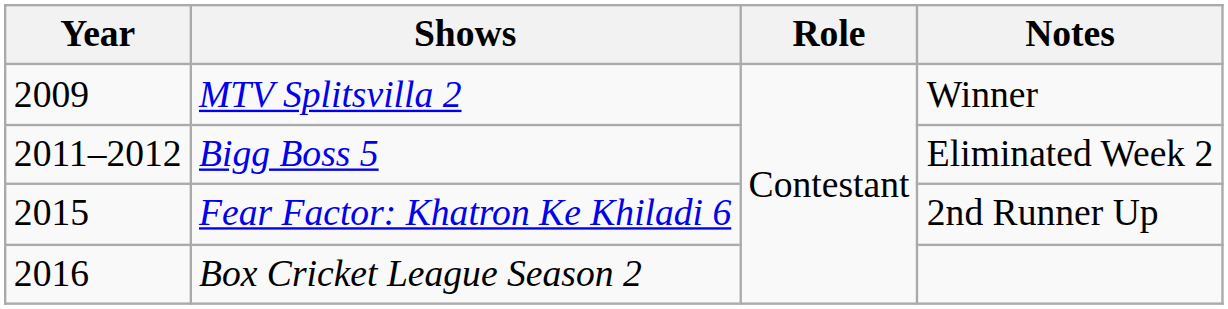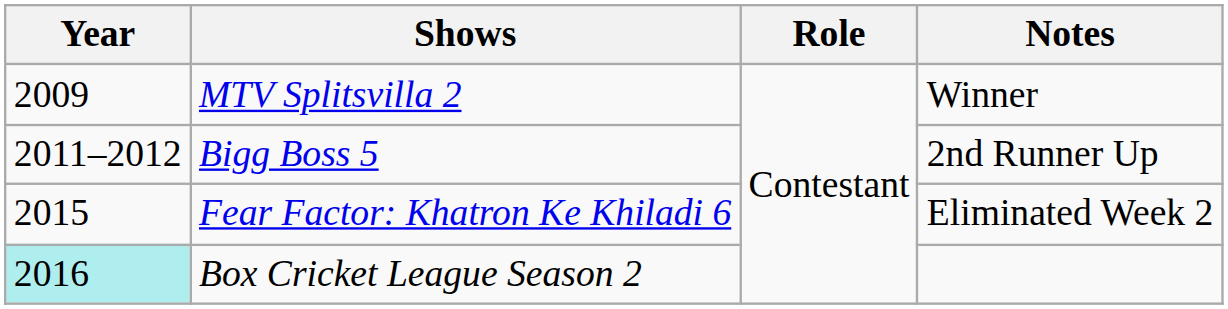(1070, 153) Eliminated Week 2 -> (1043, 153) 2nd Runner Up
(1043, 213) 2nd Runner Up -> (1070, 213) Eliminated Week 2
(51, 272) no background -> (51, 272) paleturquoise background
